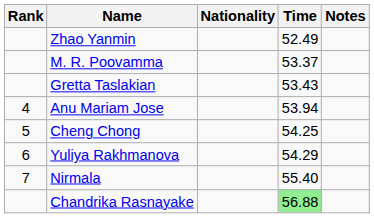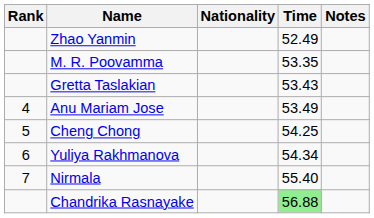(300, 62) 53.37 -> (300, 62) 53.35
(300, 109) 53.94 -> (300, 109) 53.49
(300, 155) 54.29 -> (300, 155) 54.34
